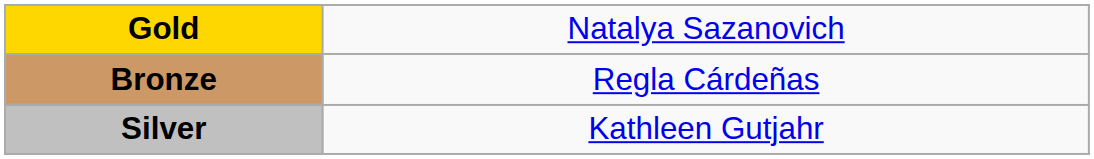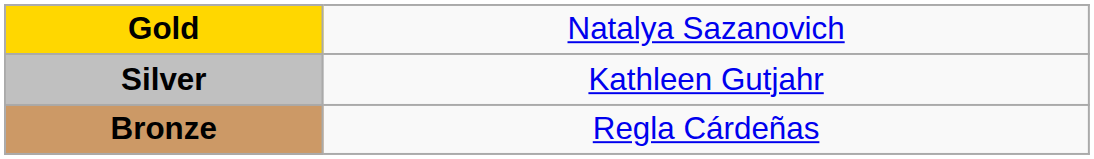rows swapped: (164, 128) <-> (164, 79)
